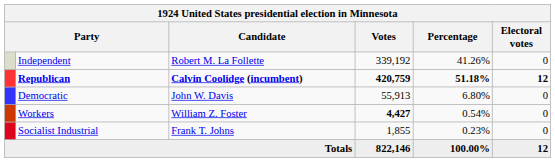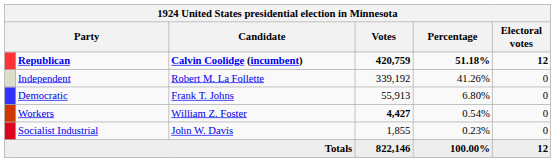rows swapped: (44, 78) <-> (44, 61)
(202, 96) John W. Davis -> (203, 96) Frank T. Johns
(203, 131) Frank T. Johns -> (202, 131) John W. Davis
